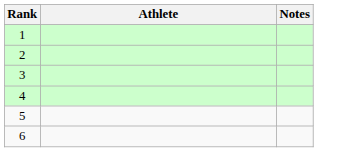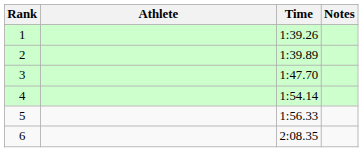+ column: (299, 14)
